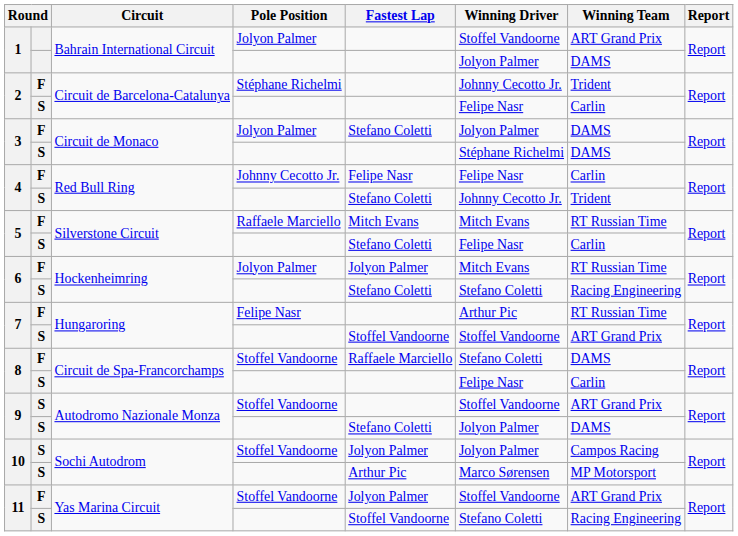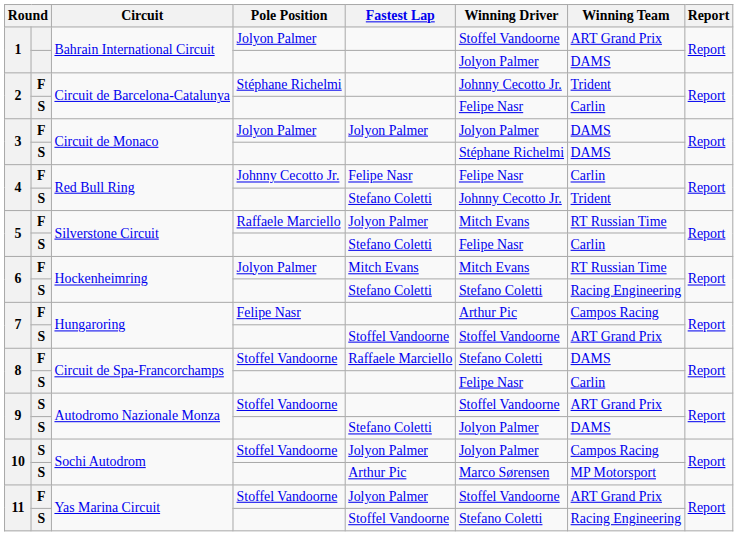(390, 129) Stefano Coletti -> (388, 129) Jolyon Palmer
(384, 221) Mitch Evans -> (388, 221) Jolyon Palmer
(388, 267) Jolyon Palmer -> (384, 267) Mitch Evans
(619, 313) RT Russian Time -> (615, 313) Campos Racing
